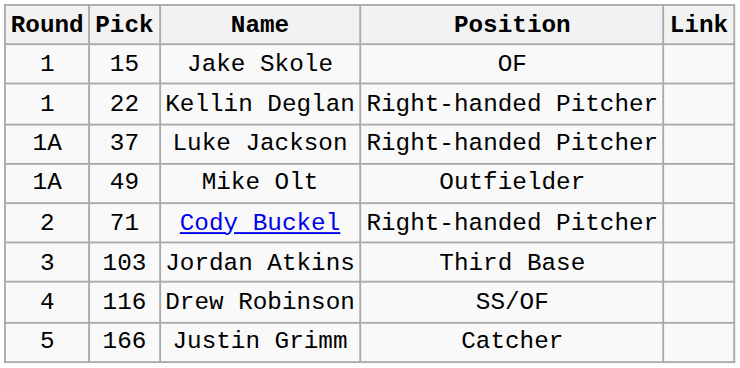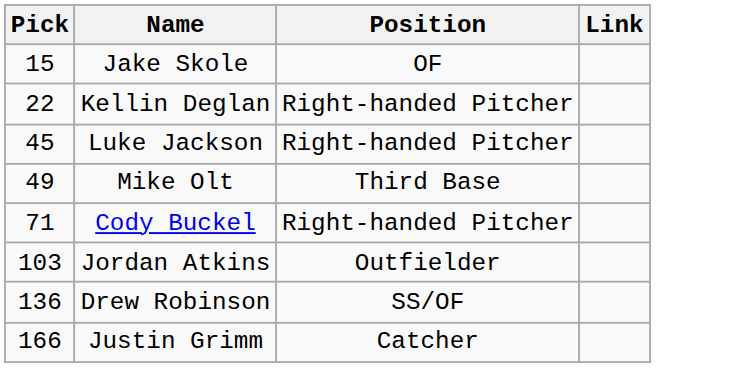- column: (47, 25)
(124, 144) 37 -> (40, 144) 45
(512, 183) Outfielder -> (428, 183) Third Base
(512, 262) Third Base -> (428, 262) Outfielder
(124, 302) 116 -> (40, 302) 136
